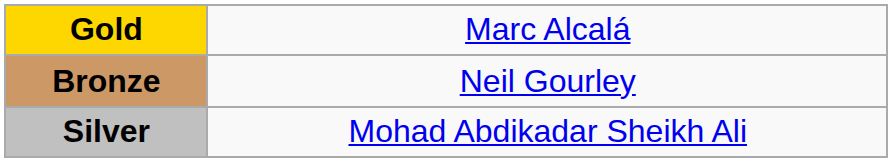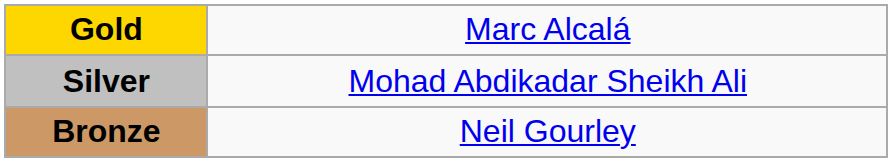rows swapped: (106, 131) <-> (106, 80)
